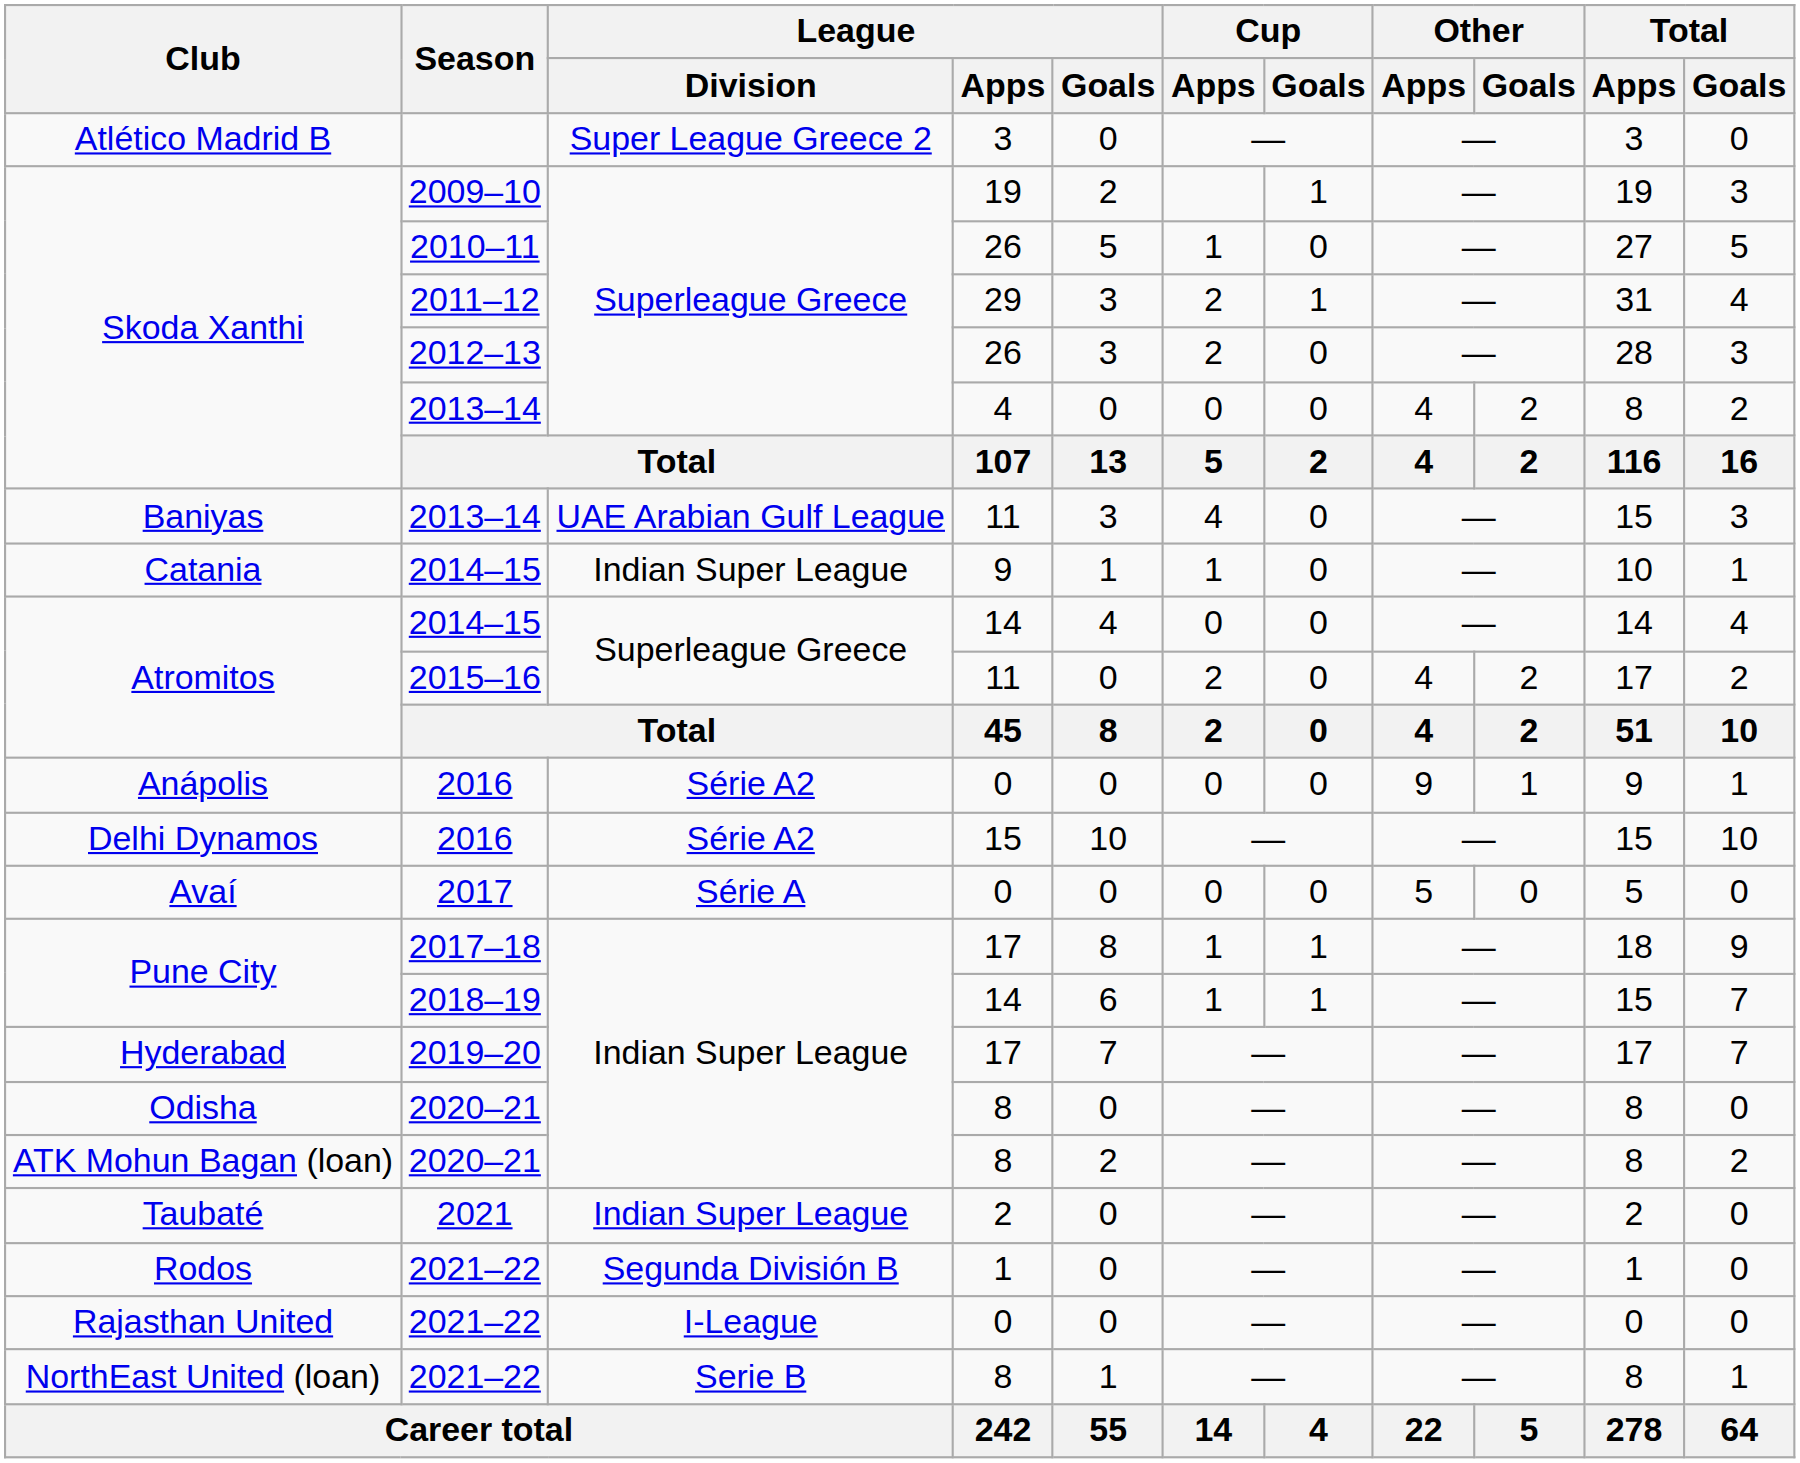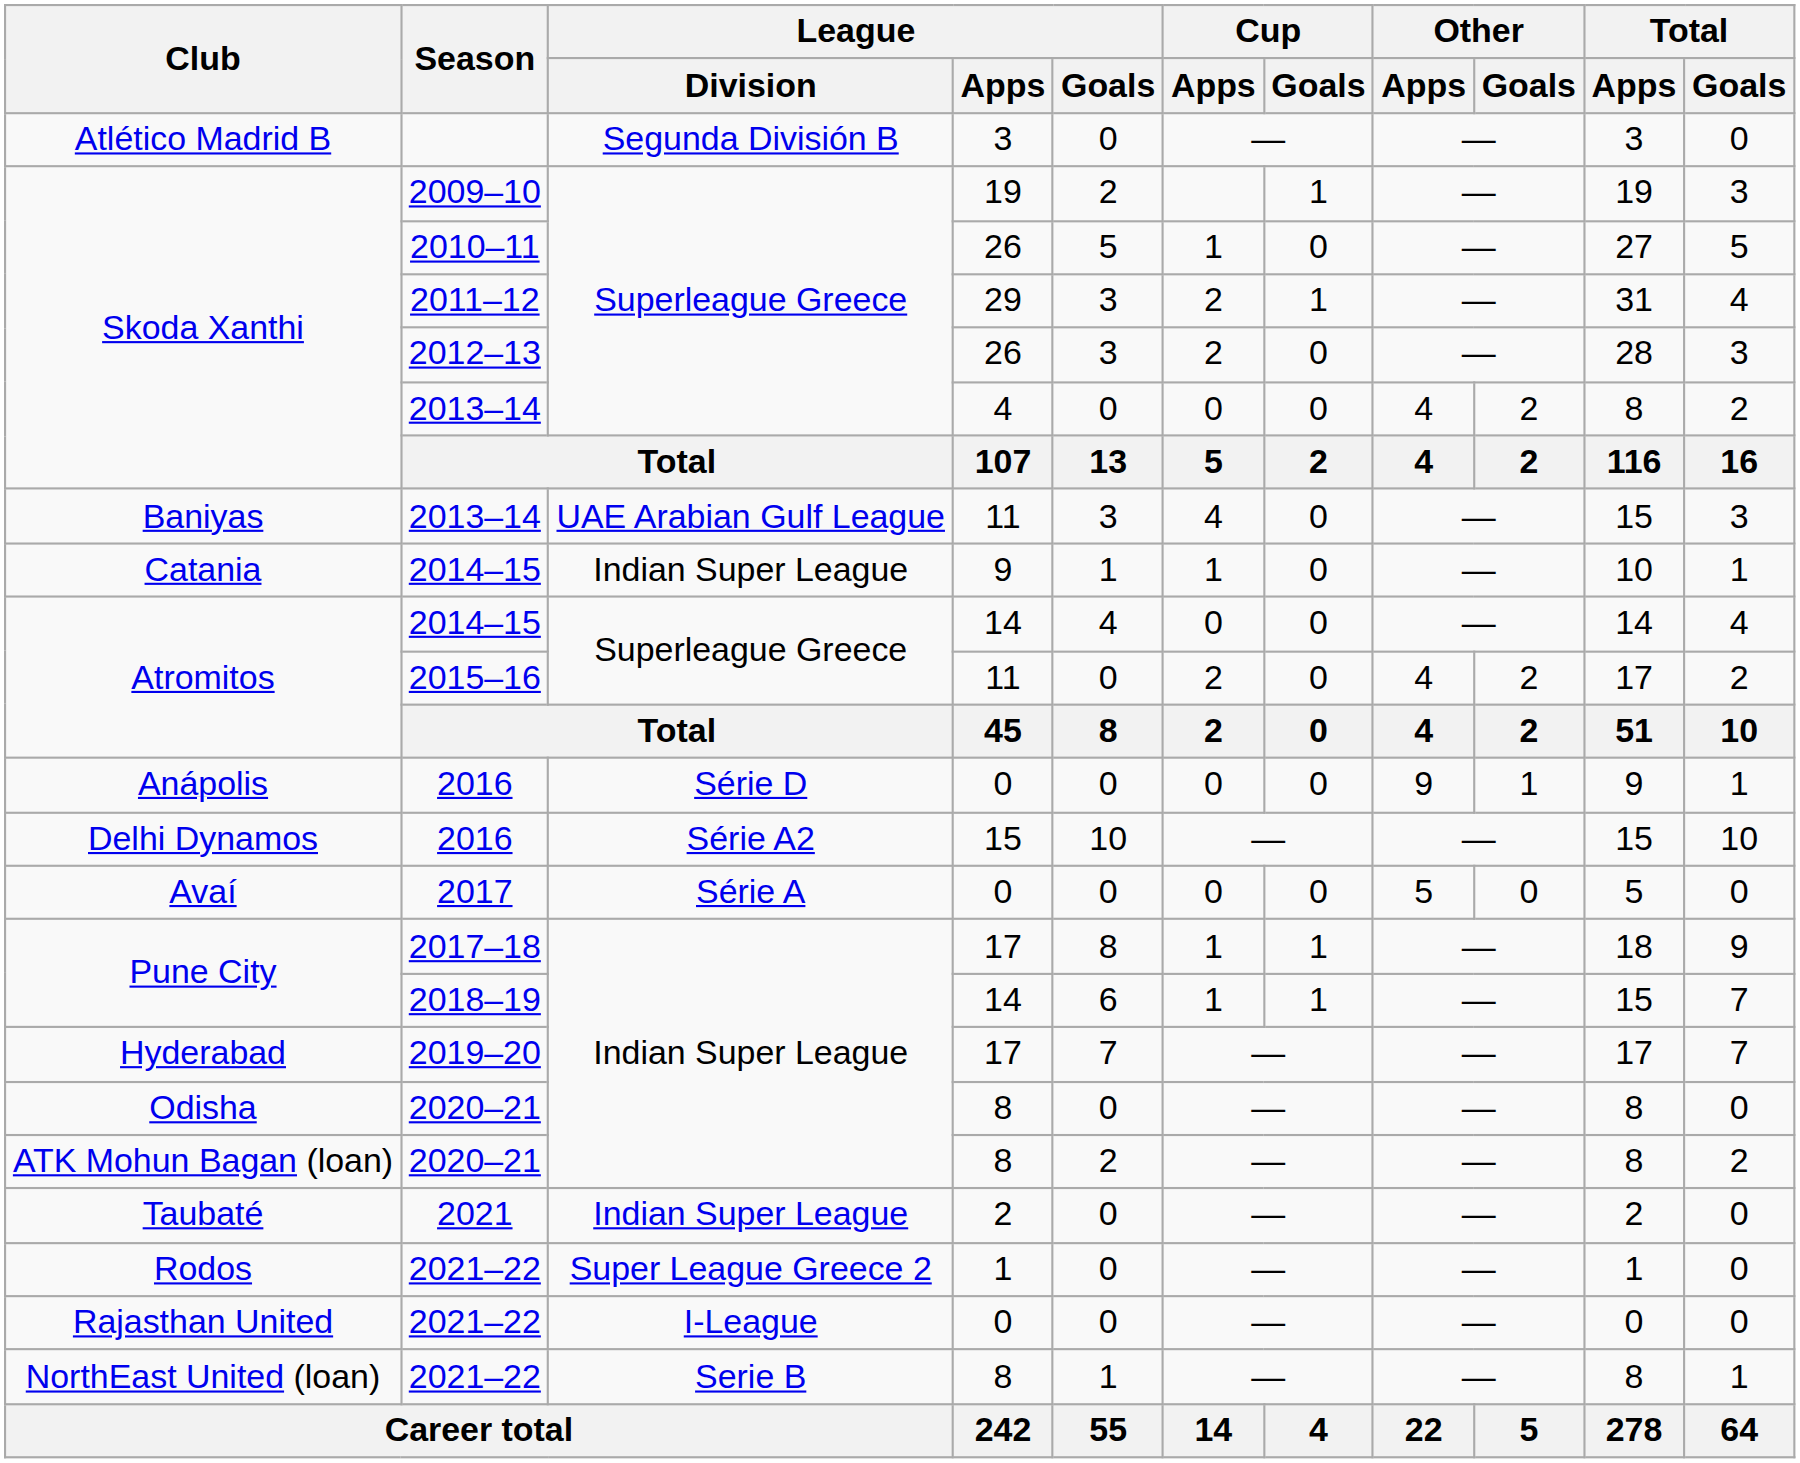(751, 138) Super League Greece 2 -> (751, 138) Segunda División B
(751, 784) Série A2 -> (751, 784) Série D
(751, 1268) Segunda División B -> (751, 1268) Super League Greece 2
